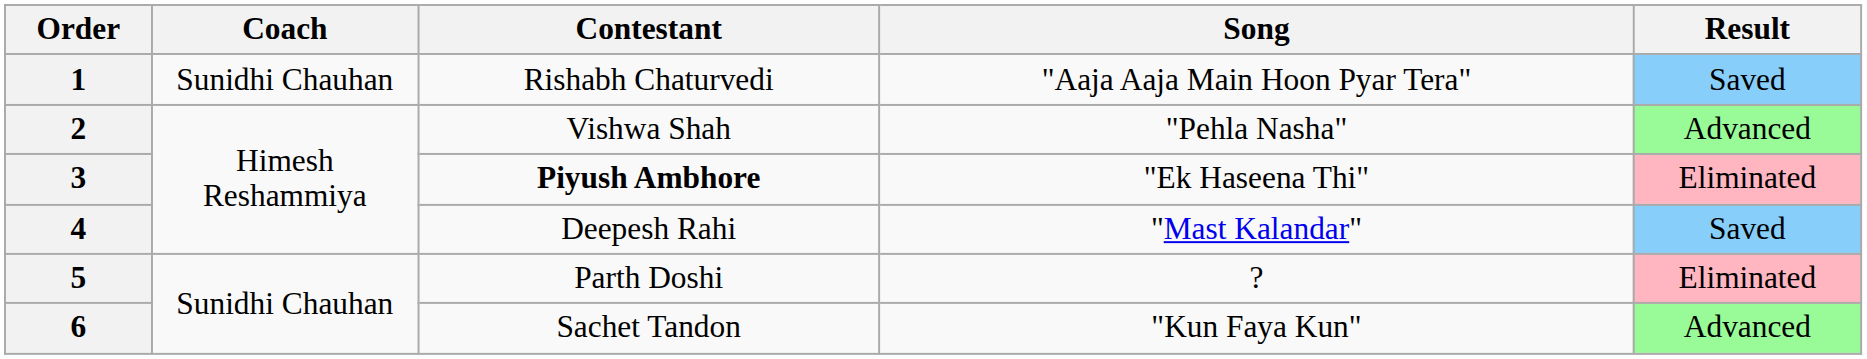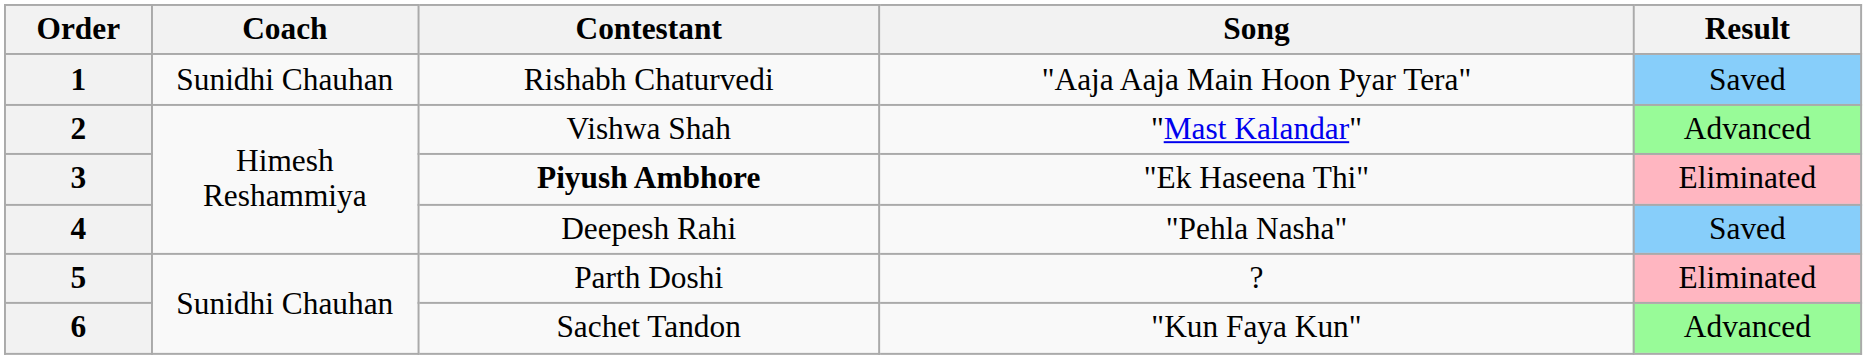(1256, 128) "Pehla Nasha" -> (1256, 128) "Mast Kalandar"
(1256, 228) "Mast Kalandar" -> (1256, 228) "Pehla Nasha"
